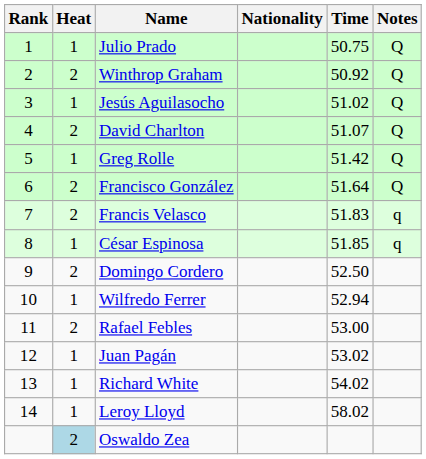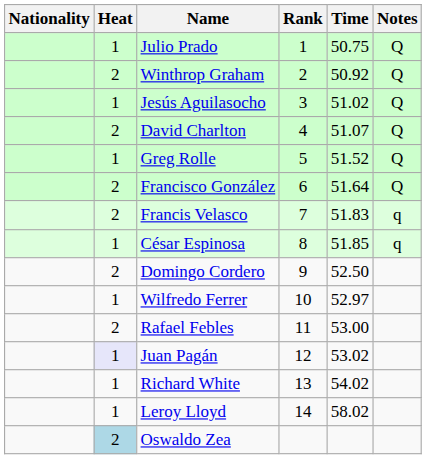columns swapped: (28, 18) <-> (282, 18)
(350, 159) 51.42 -> (350, 159) 51.52
(350, 299) 52.94 -> (350, 299) 52.97
(74, 355) no background -> (115, 355) lavender background
